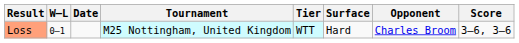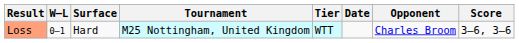columns swapped: (86, 13) <-> (348, 13)
